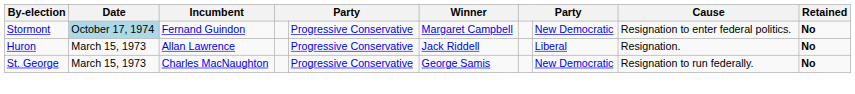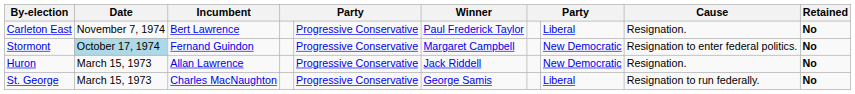+ row: (39, 30)
(551, 47) Liberal -> (582, 64) New Democratic
(574, 64) New Democratic -> (559, 81) Liberal
